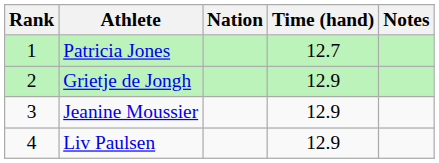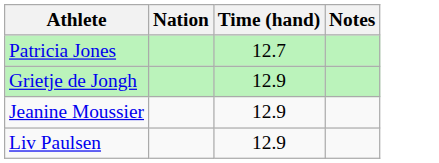- column: (32, 19)
